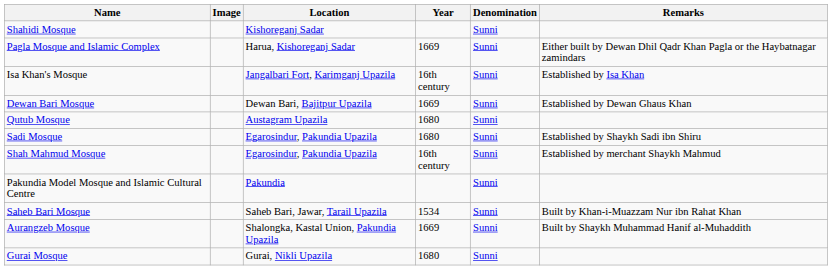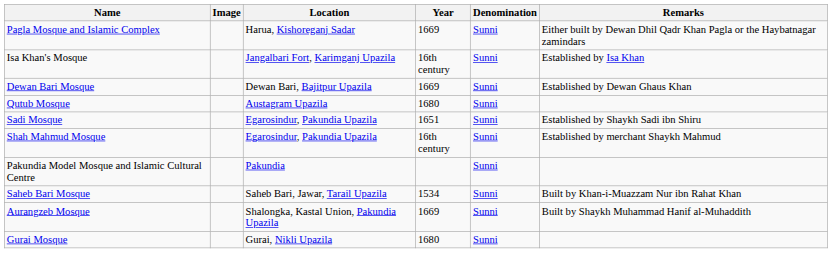- row: (41, 29)
(429, 137) 1680 -> (429, 120) 1651
